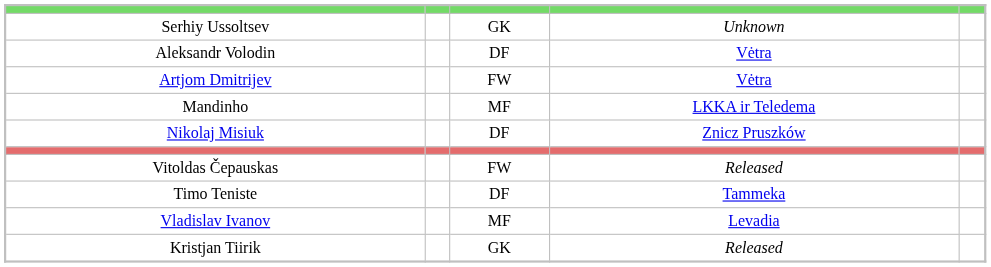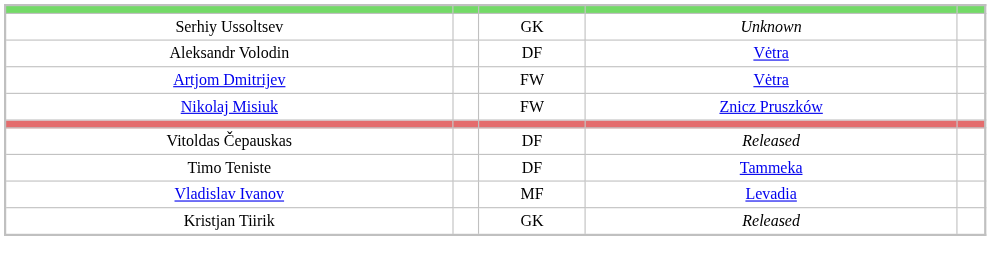- row: (215, 106)
(499, 133) DF -> (532, 106) FW
(499, 167) FW -> (532, 141) DF
